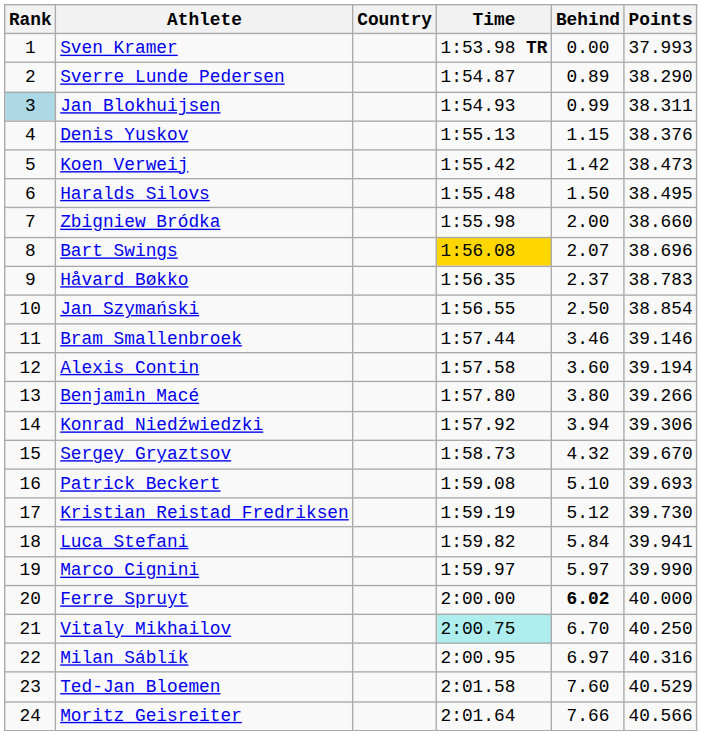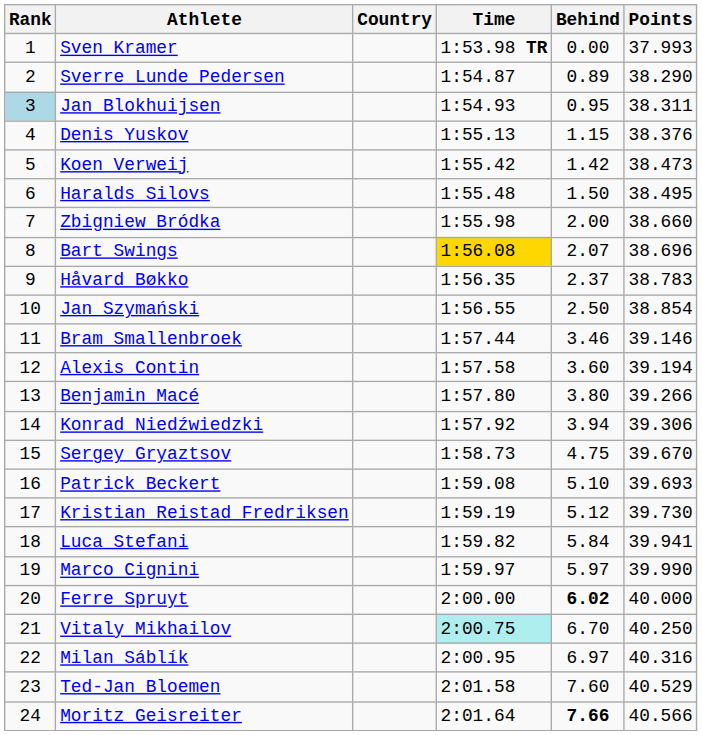(588, 106) 0.99 -> (588, 106) 0.95
(588, 455) 4.32 -> (588, 455) 4.75
(588, 716) normal -> (588, 716) bold
